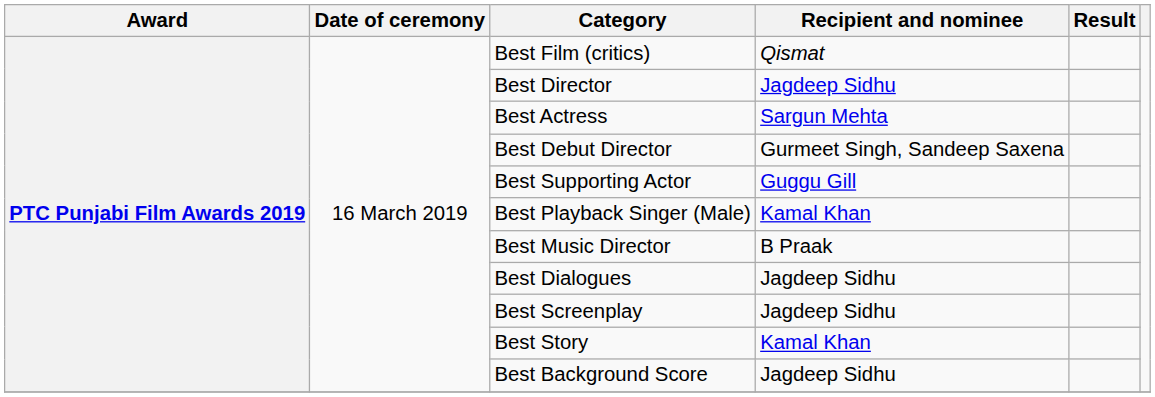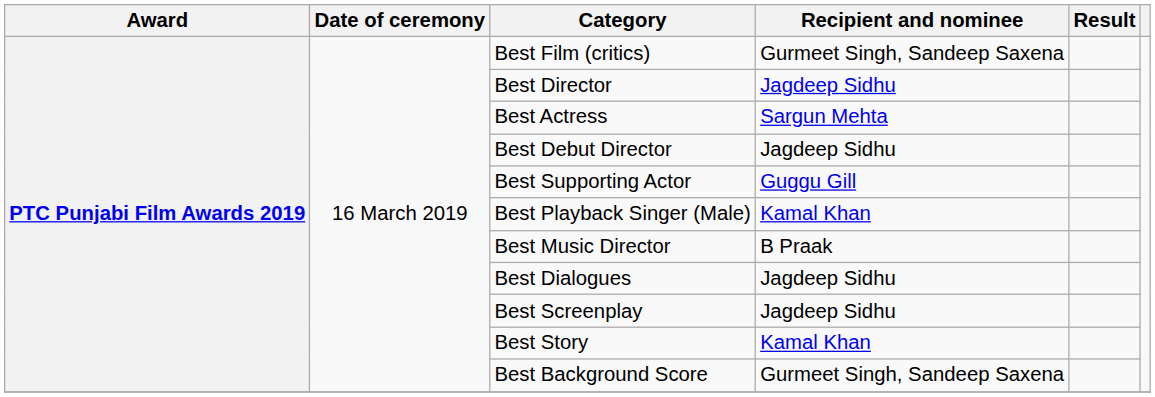(792, 52) Qismat -> (912, 52) Gurmeet Singh, Sandeep Saxena
(912, 149) Gurmeet Singh, Sandeep Saxena -> (828, 149) Jagdeep Sidhu
(828, 375) Jagdeep Sidhu -> (912, 375) Gurmeet Singh, Sandeep Saxena
